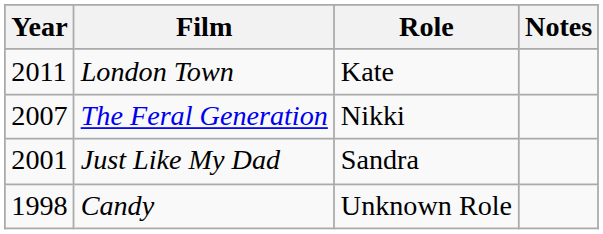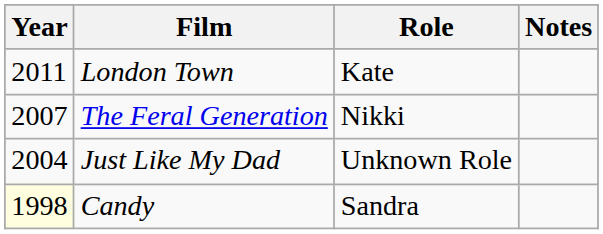(40, 160) 2001 -> (40, 160) 2004
(380, 160) Sandra -> (426, 160) Unknown Role
(40, 205) no background -> (40, 205) lightyellow background
(426, 205) Unknown Role -> (380, 205) Sandra
